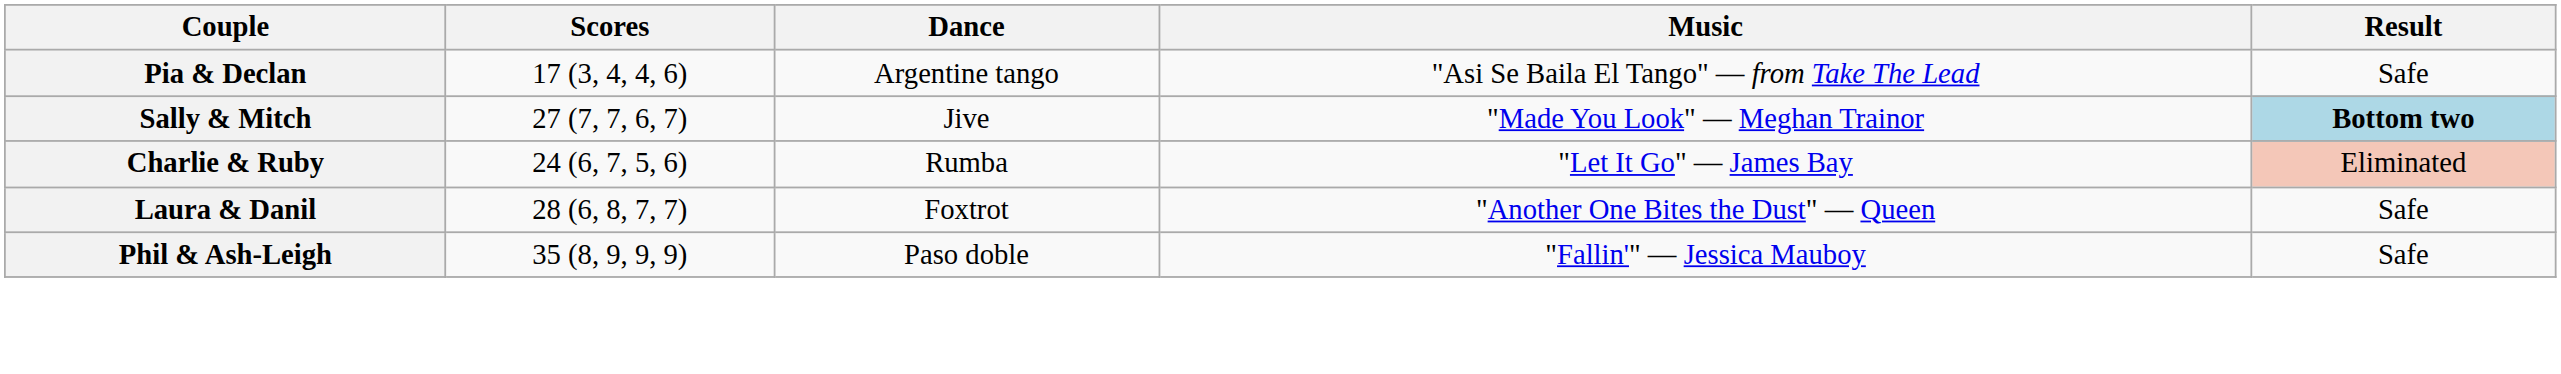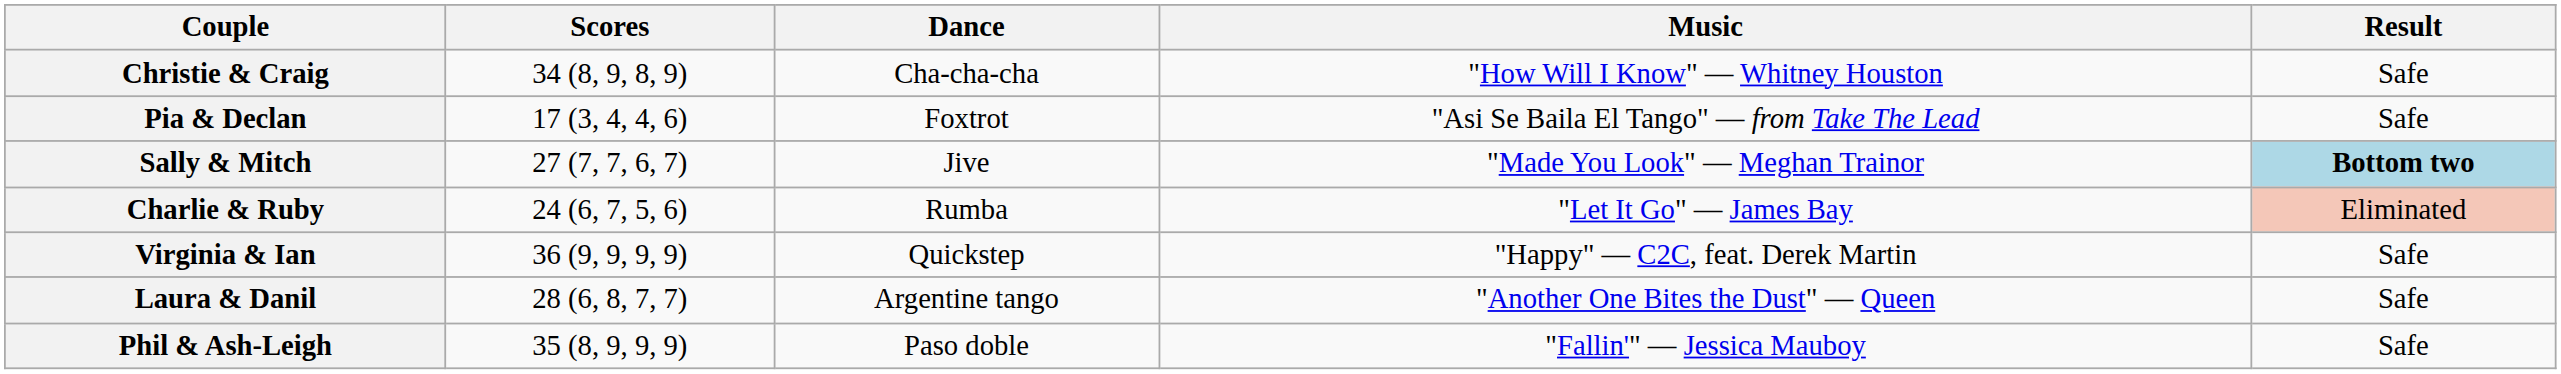+ row: (225, 72)
(967, 72) Argentine tango -> (967, 118) Foxtrot
+ row: (225, 254)
(967, 208) Foxtrot -> (967, 299) Argentine tango
